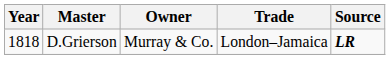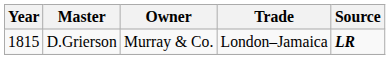(24, 41) 1818 -> (24, 41) 1815
